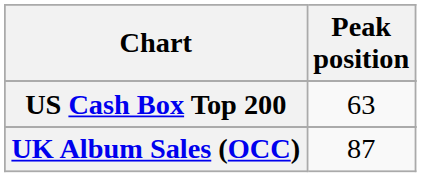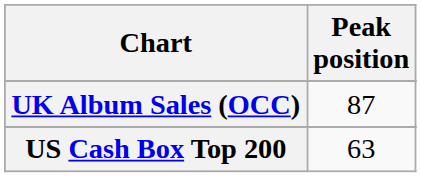rows swapped: (156, 103) <-> (156, 148)
